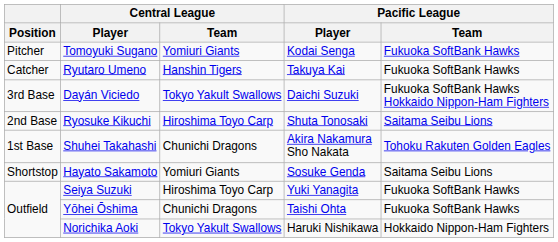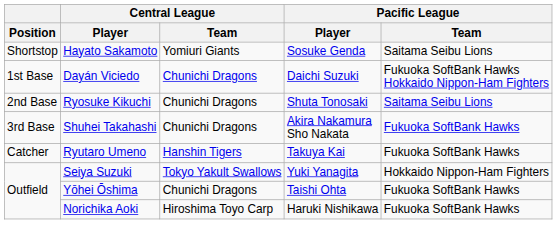- row: (110, 51)
rows swapped: (105, 70) <-> (110, 171)
(31, 95) 3rd Base -> (30, 76) 1st Base
(222, 95) Tokyo Yakult Swallows -> (210, 76) Chunichi Dragons
(218, 121) Hiroshima Toyo Carp -> (210, 102) Chunichi Dragons
(30, 146) 1st Base -> (31, 127) 3rd Base
(467, 146) Tohoku Rakuten Golden Eagles -> (452, 127) Fukuoka SoftBank Hawks
(218, 190) Hiroshima Toyo Carp -> (222, 171) Tokyo Yakult Swallows
(452, 190) Fukuoka SoftBank Hawks -> (466, 171) Hokkaido Nippon-Ham Fighters
(222, 228) Tokyo Yakult Swallows -> (218, 209) Hiroshima Toyo Carp
(466, 228) Hokkaido Nippon-Ham Fighters -> (452, 209) Fukuoka SoftBank Hawks
